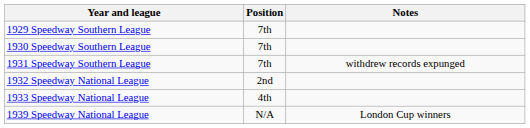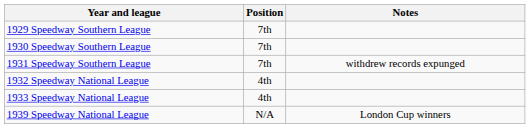(265, 81) 2nd -> (265, 81) 4th
